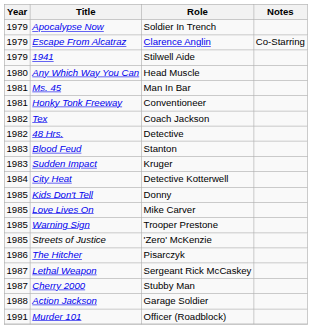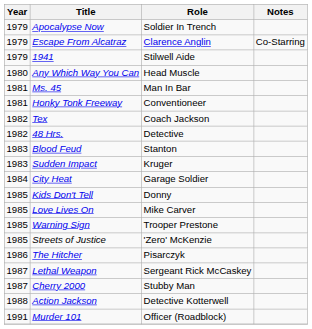(186, 179) Detective Kotterwell -> (176, 179) Garage Soldier
(176, 301) Garage Soldier -> (186, 301) Detective Kotterwell
